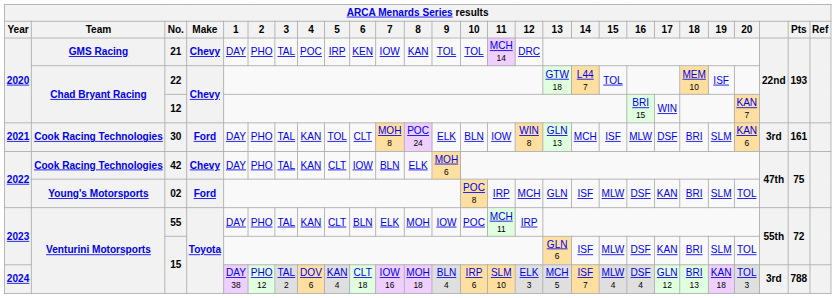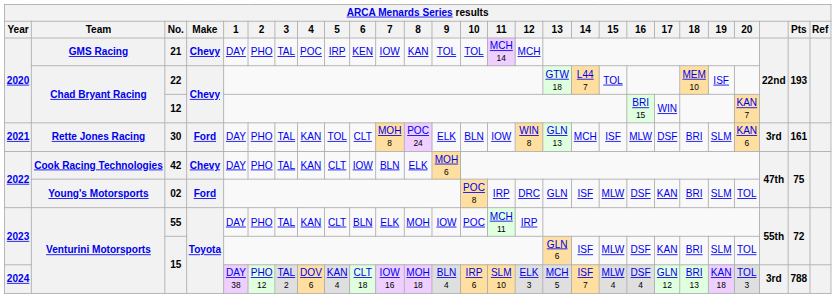(529, 52) DRC -> (529, 52) MCH
(98, 137) Cook Racing Technologies -> (98, 137) Rette Jones Racing
(529, 194) MCH -> (529, 194) DRC
